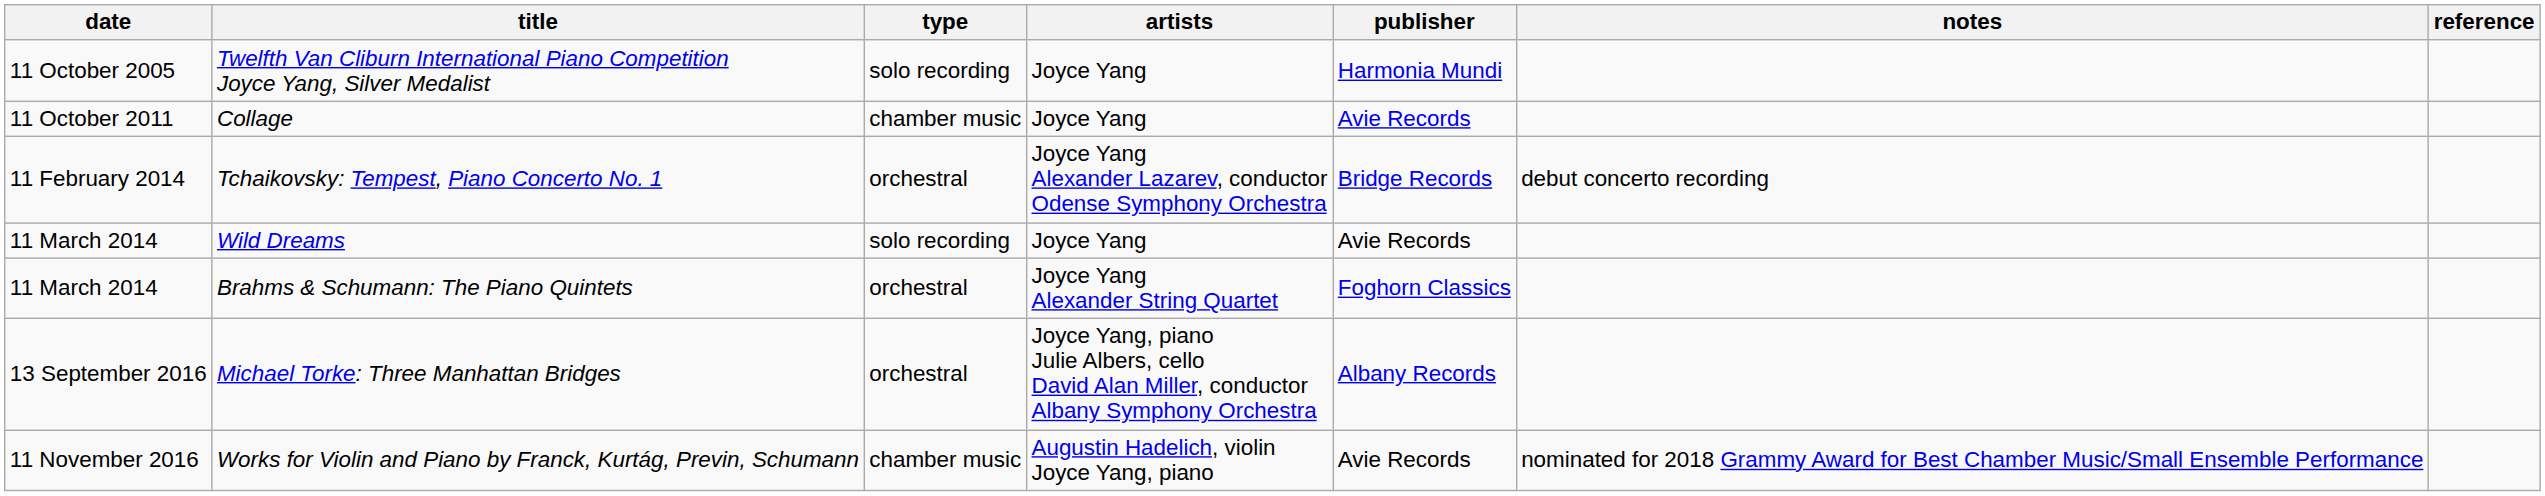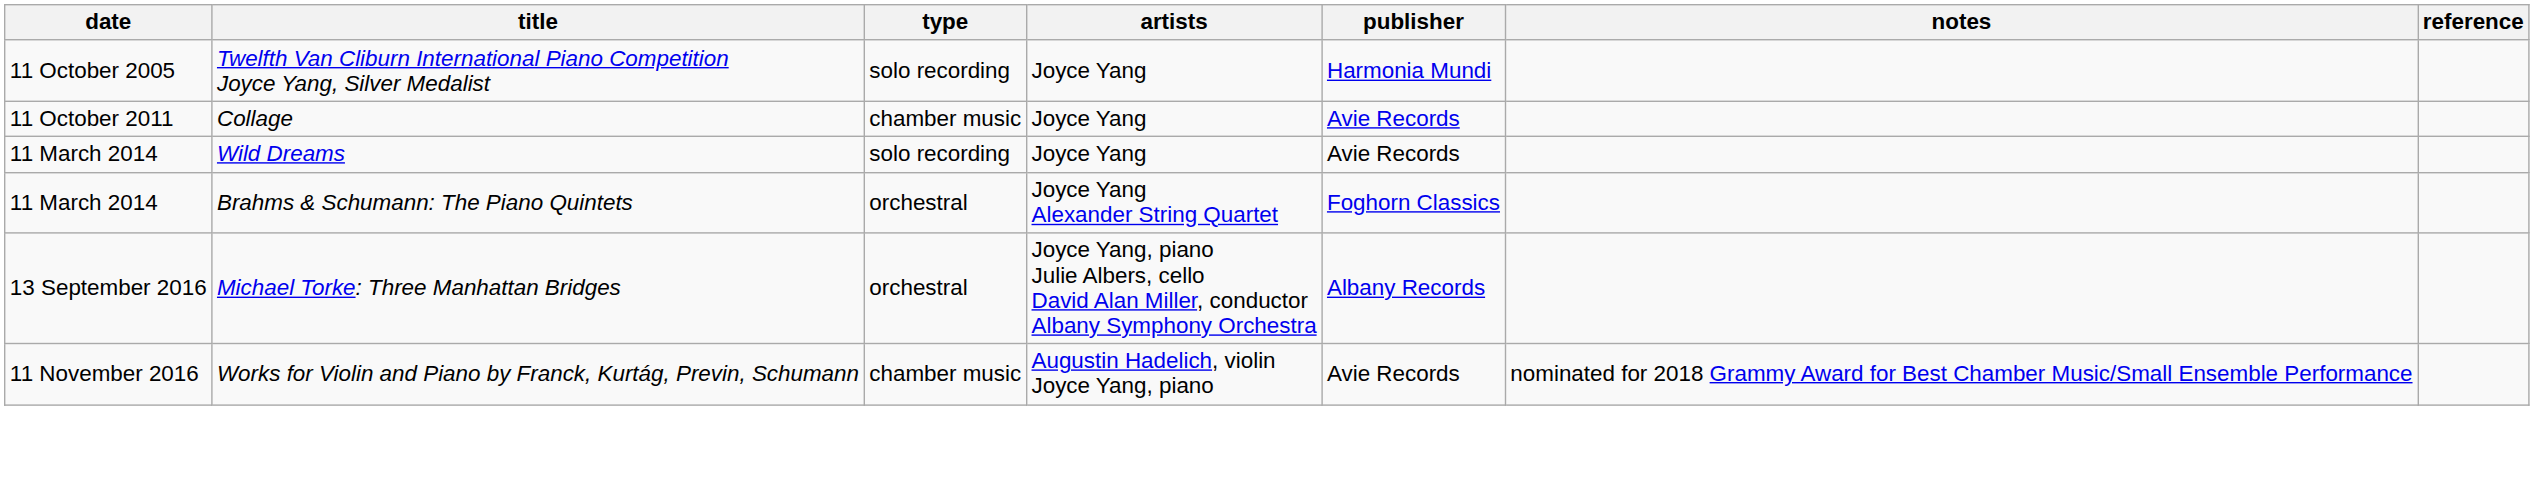- row: (440, 179)
